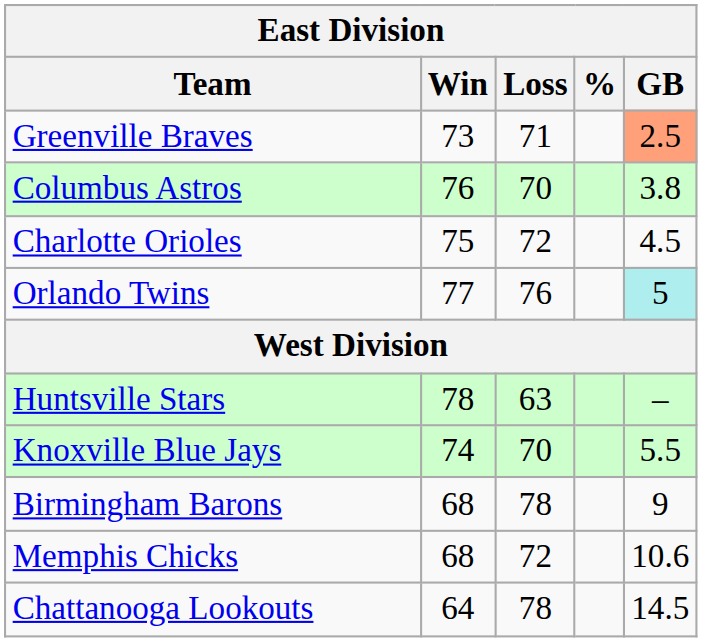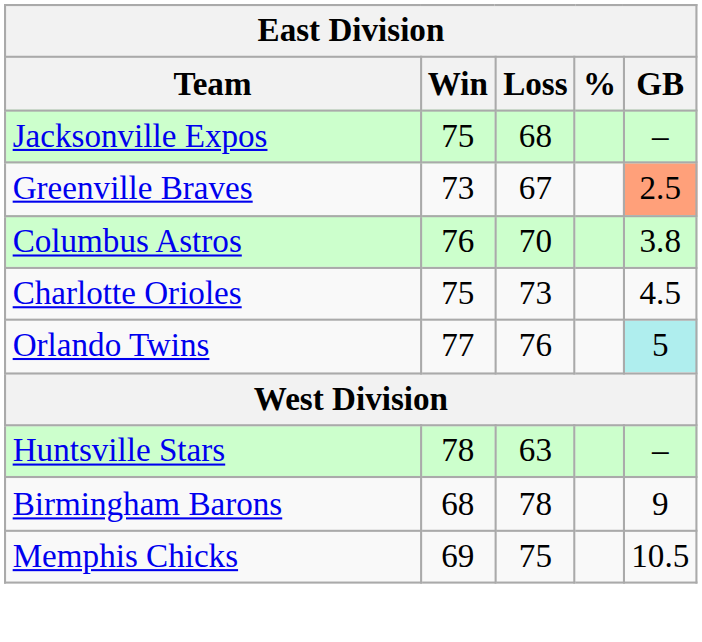+ row: (140, 135)
(535, 135) 71 -> (535, 188) 67
(535, 240) 72 -> (535, 293) 73
- row: (147, 450)
(458, 556) 68 -> (458, 556) 69
(535, 556) 72 -> (535, 556) 75
(660, 556) 10.6 -> (660, 556) 10.5
- row: (163, 608)
